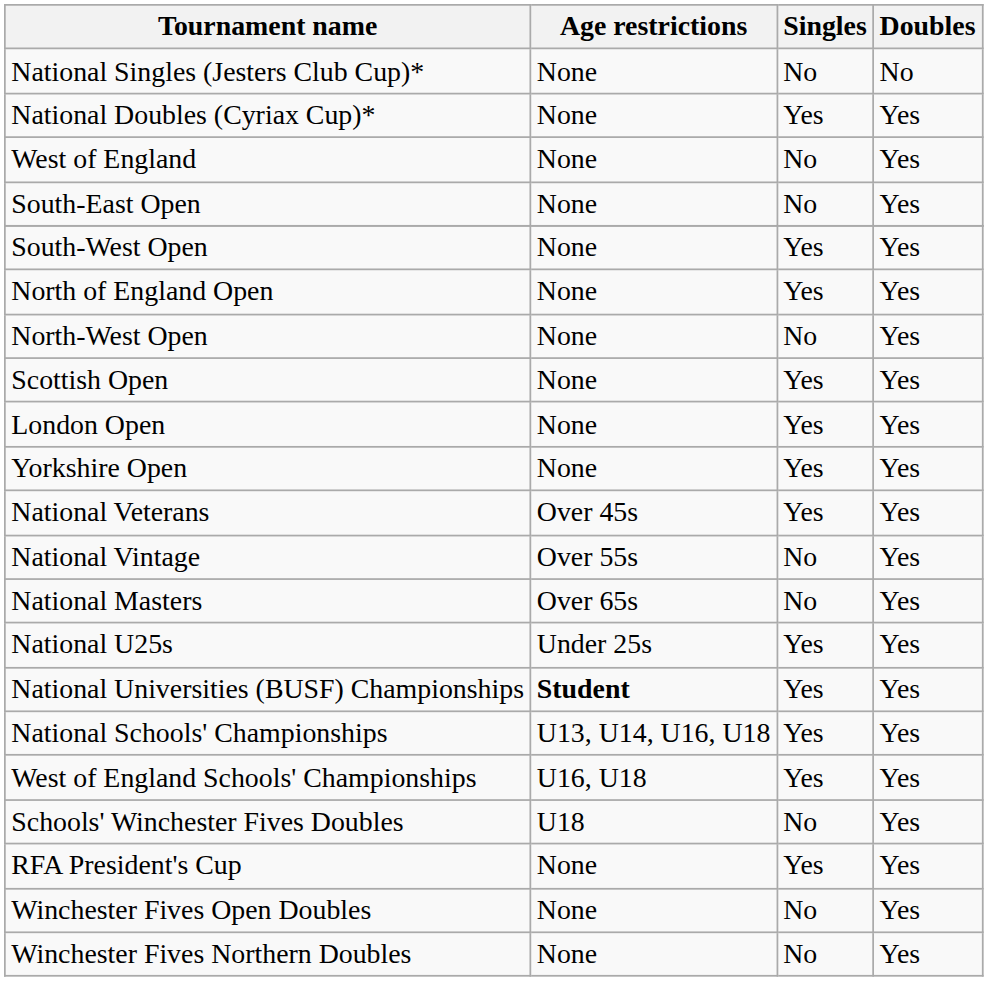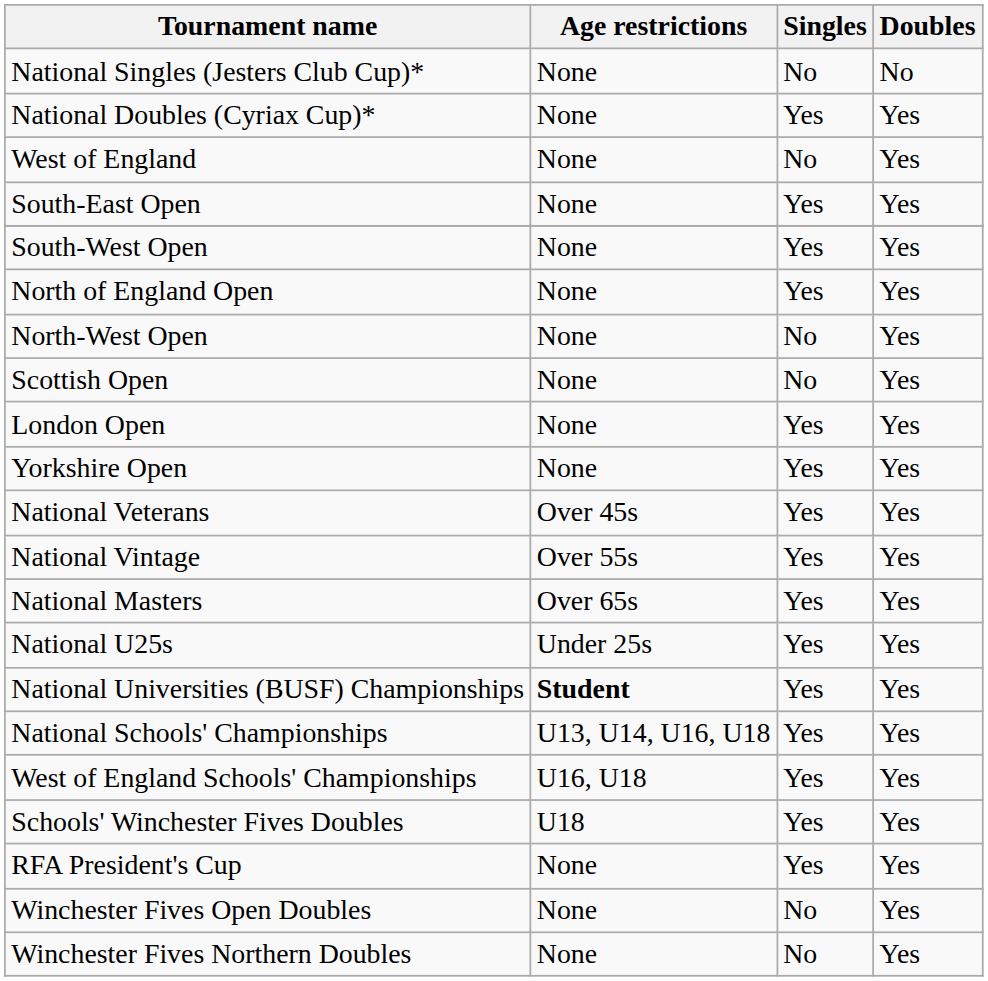(800, 203) No -> (803, 203) Yes
(803, 379) Yes -> (800, 379) No
(800, 556) No -> (803, 556) Yes
(800, 600) No -> (803, 600) Yes
(800, 821) No -> (803, 821) Yes
